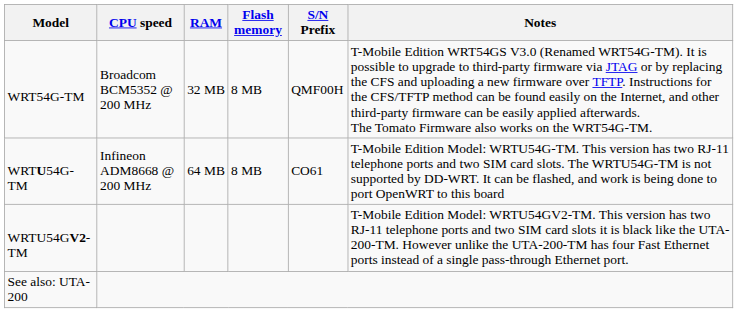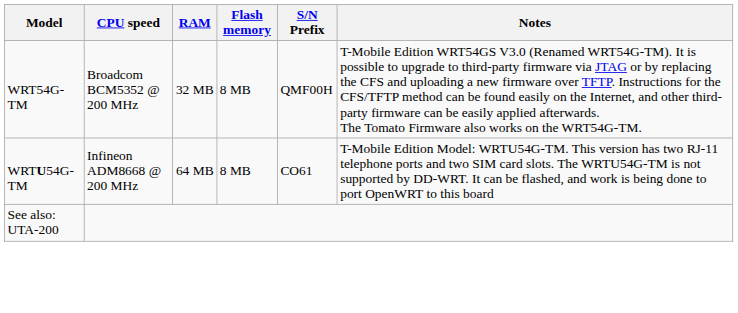- row: (49, 245)
